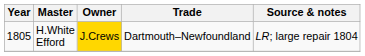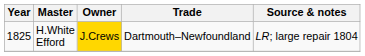(19, 36) 1805 -> (19, 36) 1825
